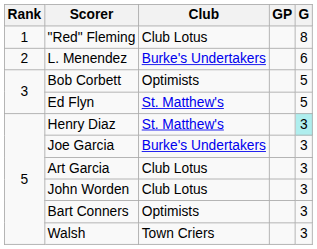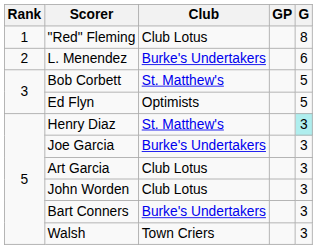(170, 80) Optimists -> (183, 80) St. Matthew's
(183, 102) St. Matthew's -> (170, 102) Optimists
(170, 211) Optimists -> (204, 211) Burke's Undertakers
